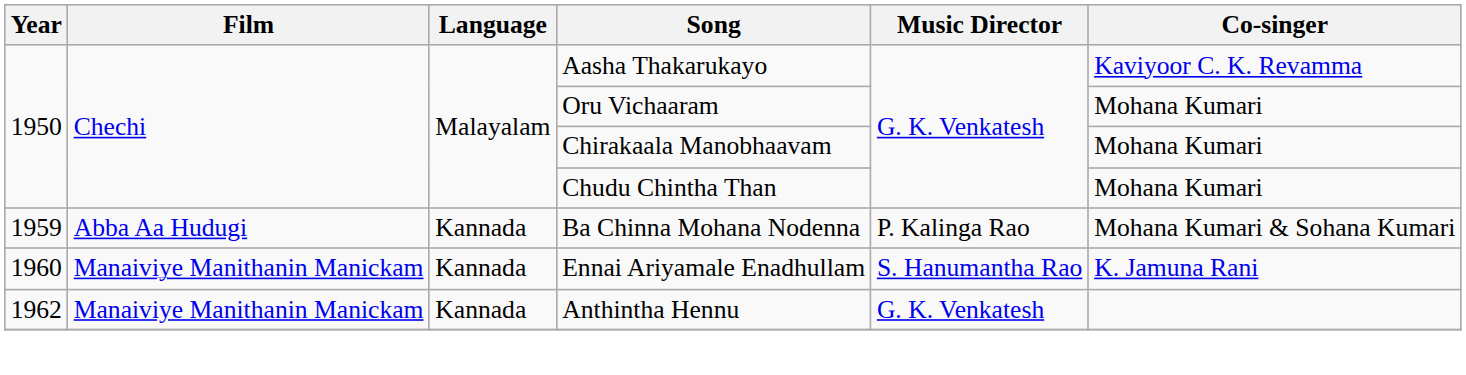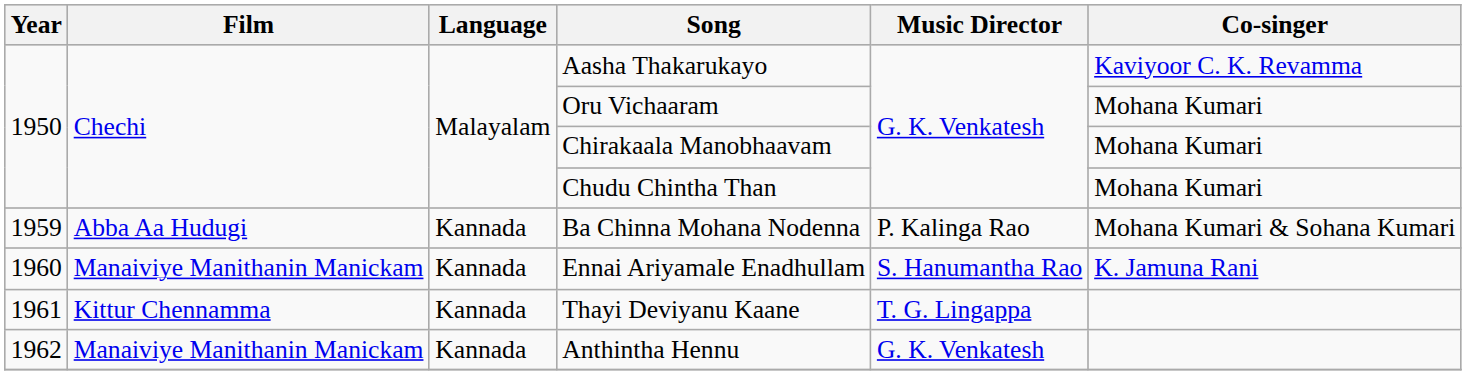+ row: (681, 308)
